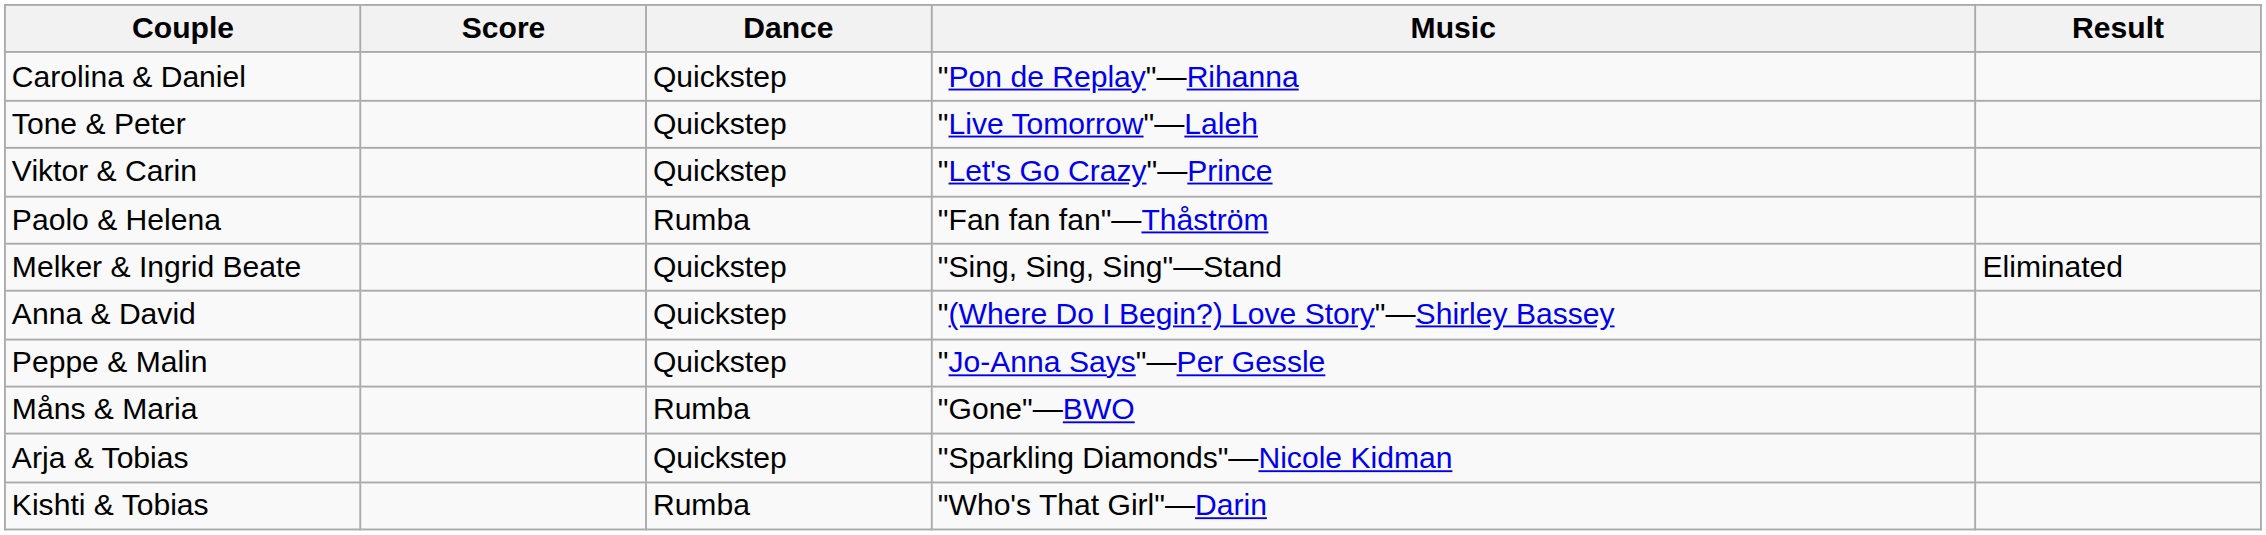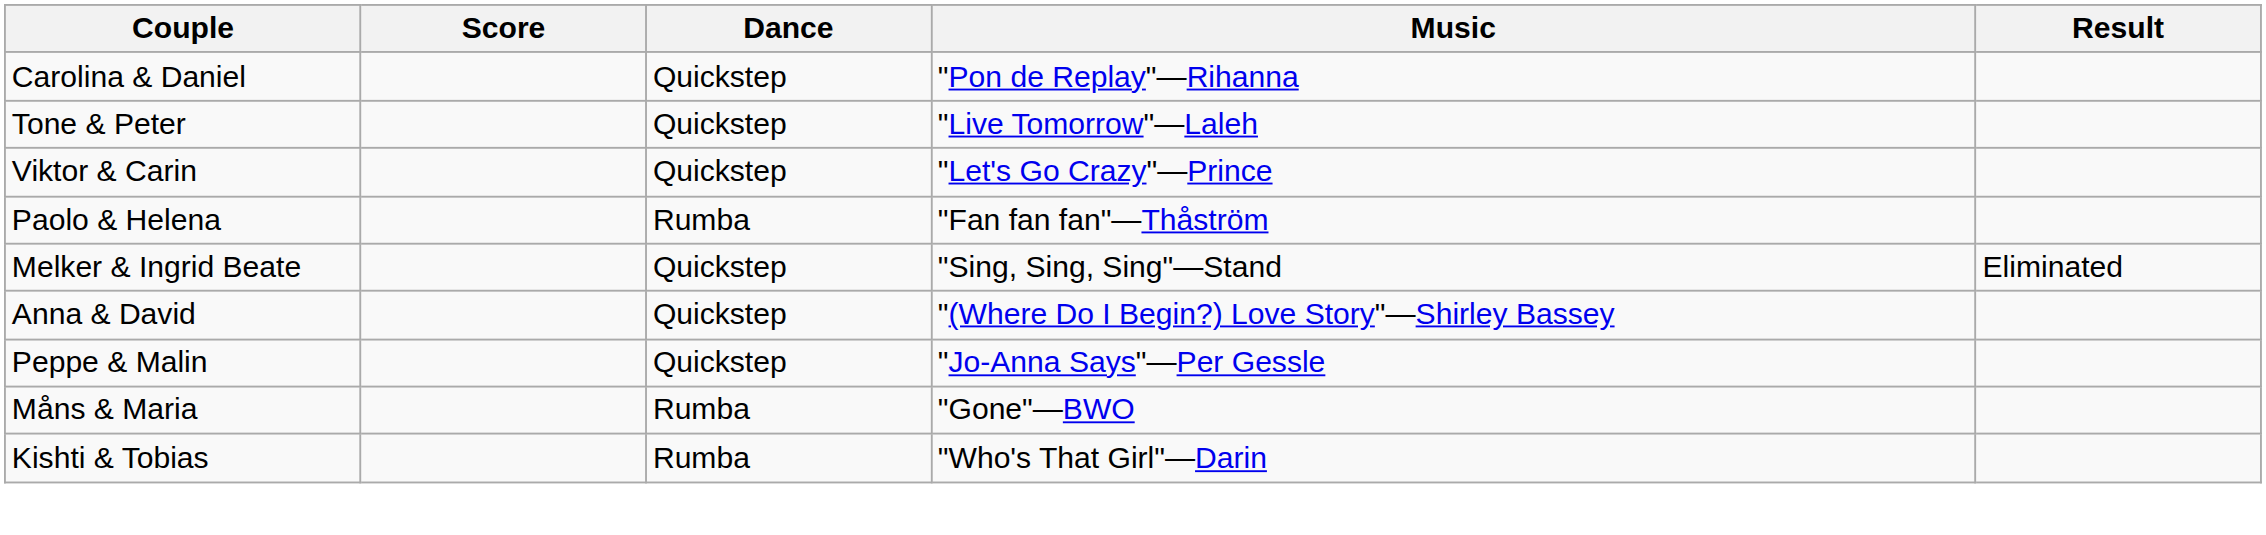- row: (100, 457)
